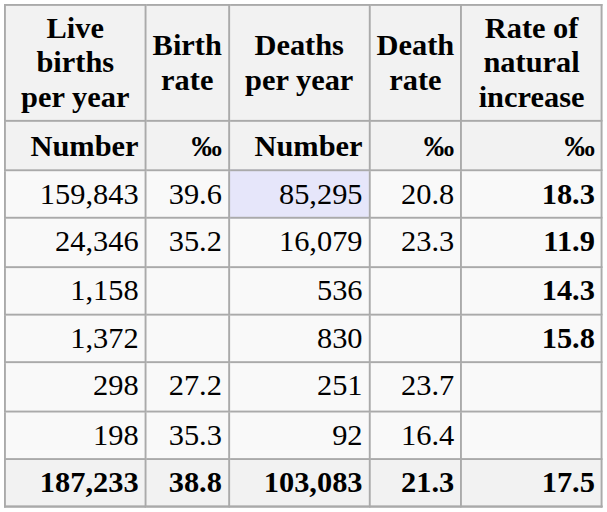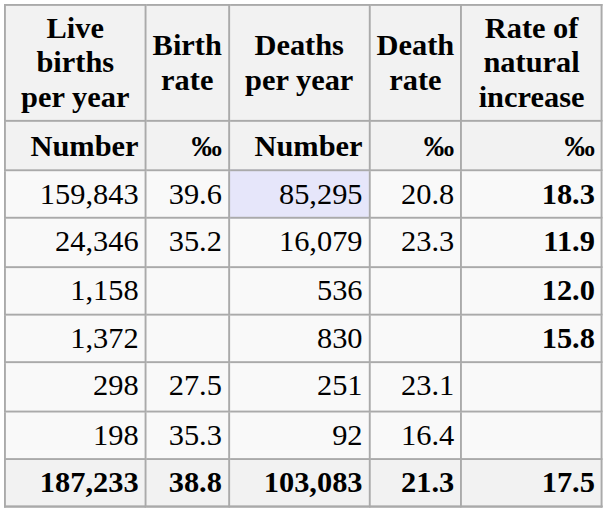(568, 289) 14.3 -> (568, 289) 12.0
(195, 386) 27.2 -> (195, 386) 27.5
(428, 386) 23.7 -> (428, 386) 23.1
